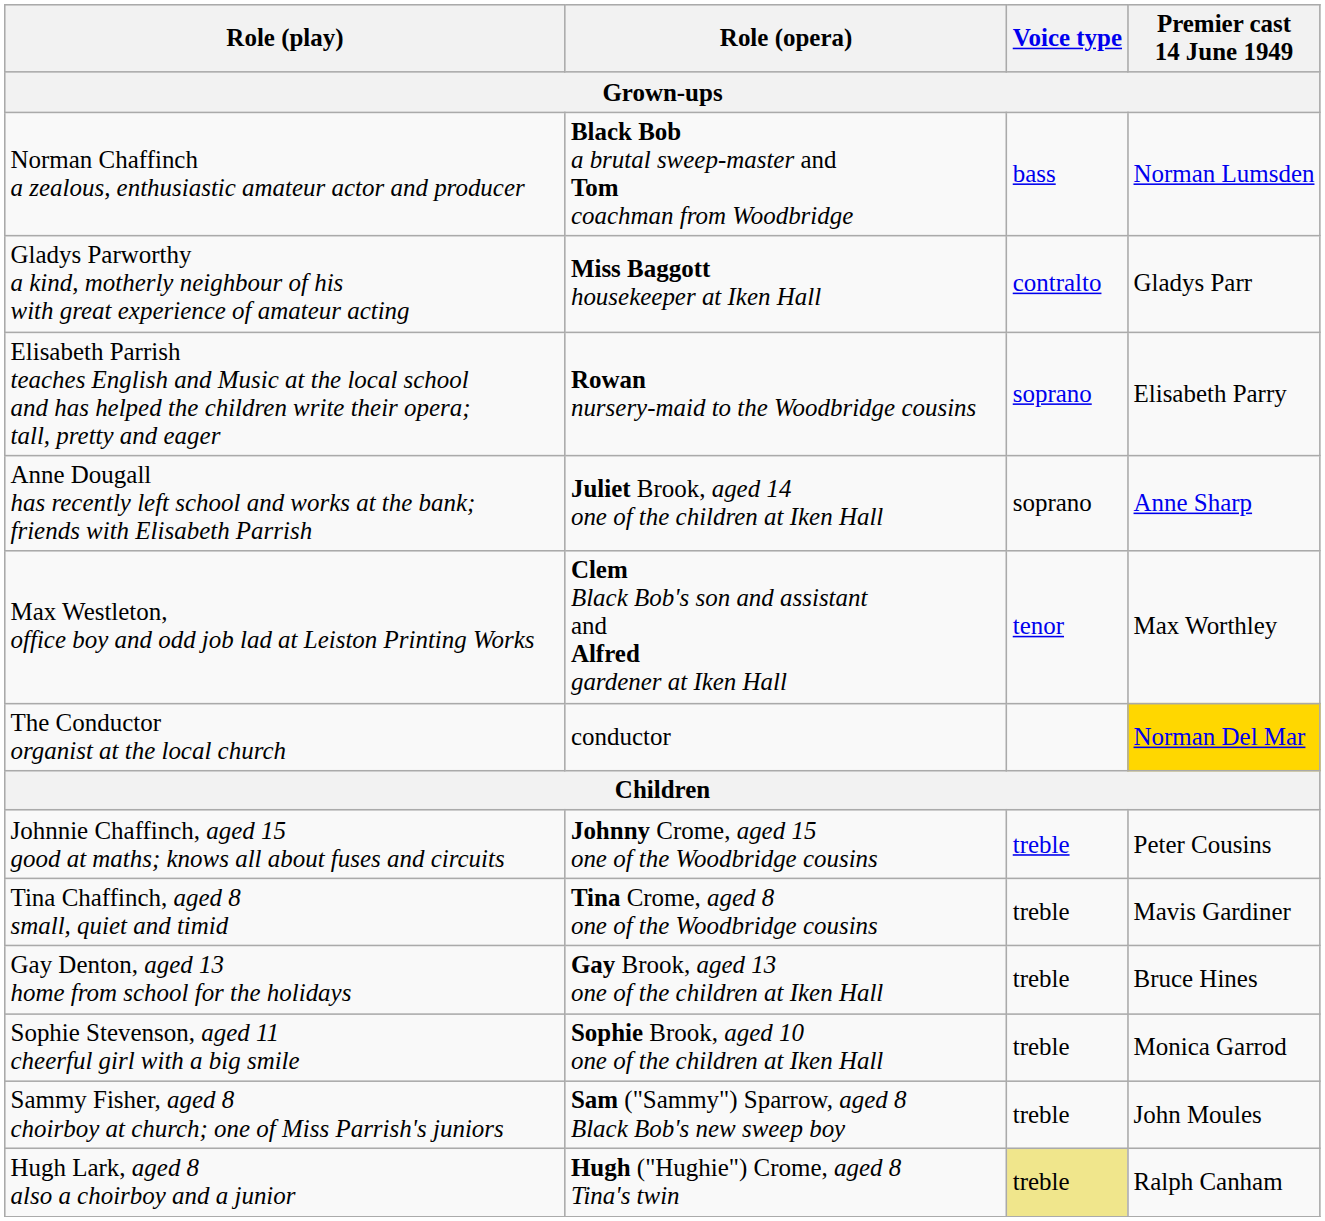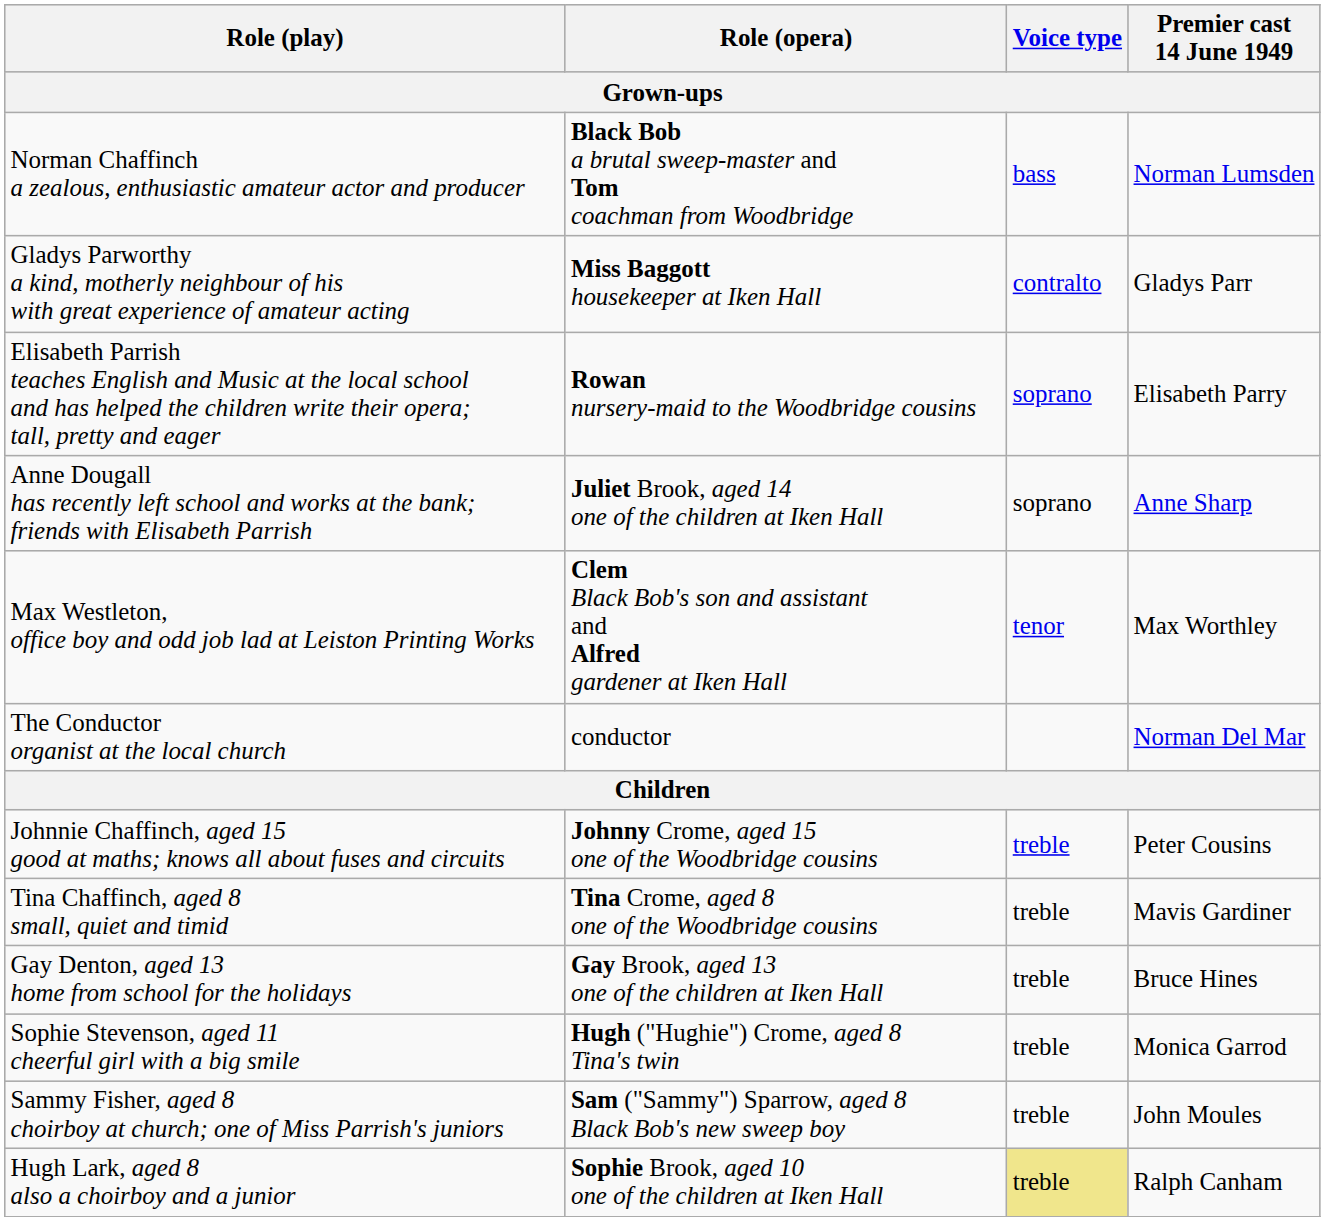(1219, 736) gold background -> (1219, 736) no background
(727, 1046) Sophie Brook, aged 10 one of the children at Iken Hall -> (736, 1046) Hugh ("Hughie") Crome, aged 8 Tina's twin
(736, 1182) Hugh ("Hughie") Crome, aged 8 Tina's twin -> (727, 1182) Sophie Brook, aged 10 one of the children at Iken Hall
